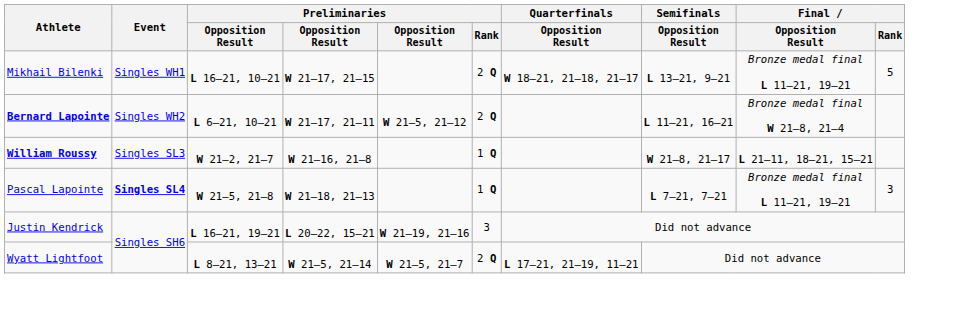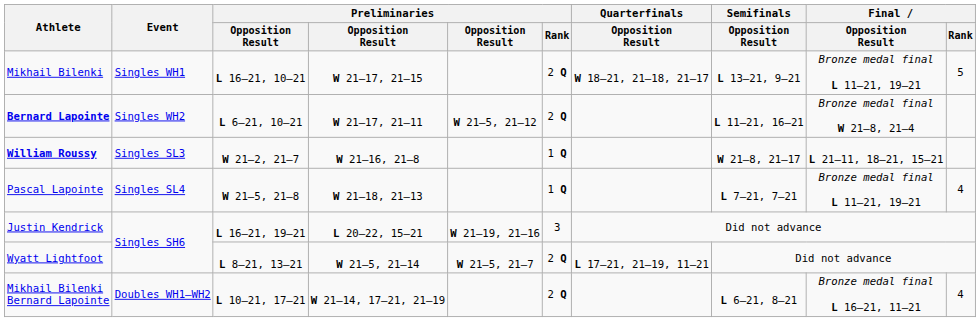(150, 190) bold -> (150, 190) normal
(890, 190) 3 -> (961, 190) 4
+ row: (58, 294)
